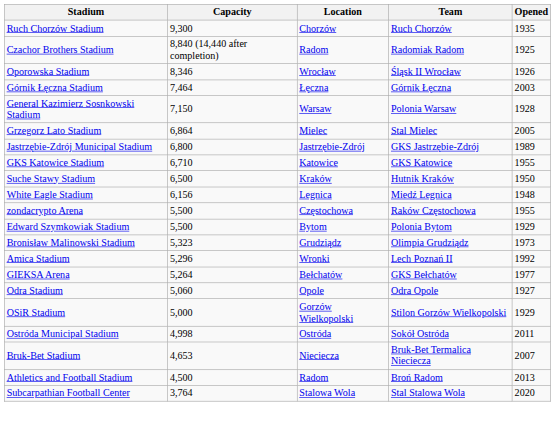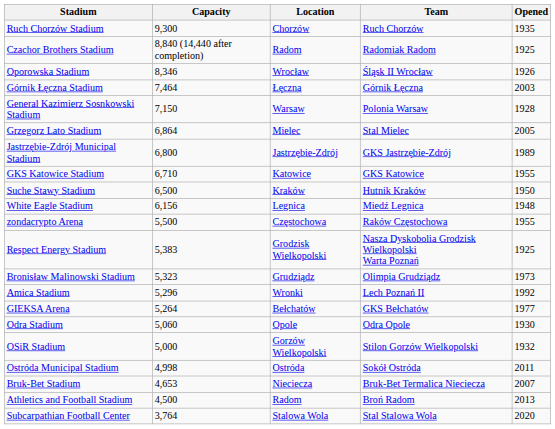- row: (68, 227)
+ row: (56, 249)
(525, 290) 1927 -> (525, 324) 1930
(525, 312) 1929 -> (525, 346) 1932
